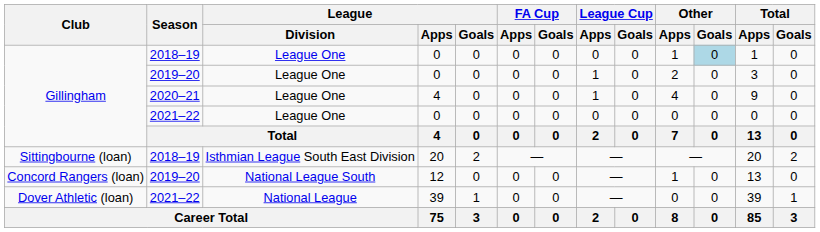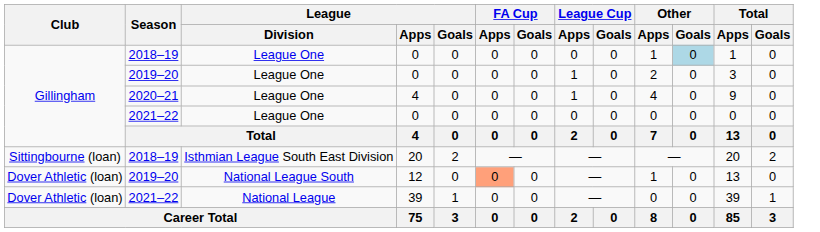(76, 177) Concord Rangers (loan) -> (65, 177) Dover Athletic (loan)
(516, 177) no background -> (495, 177) lightsalmon background
